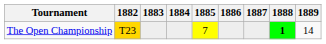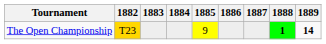(205, 30) 7 -> (205, 30) 9
(308, 30) normal -> (308, 30) bold
